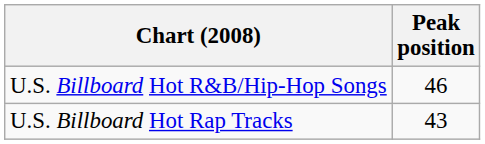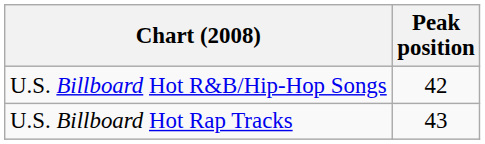(436, 84) 46 -> (436, 84) 42
